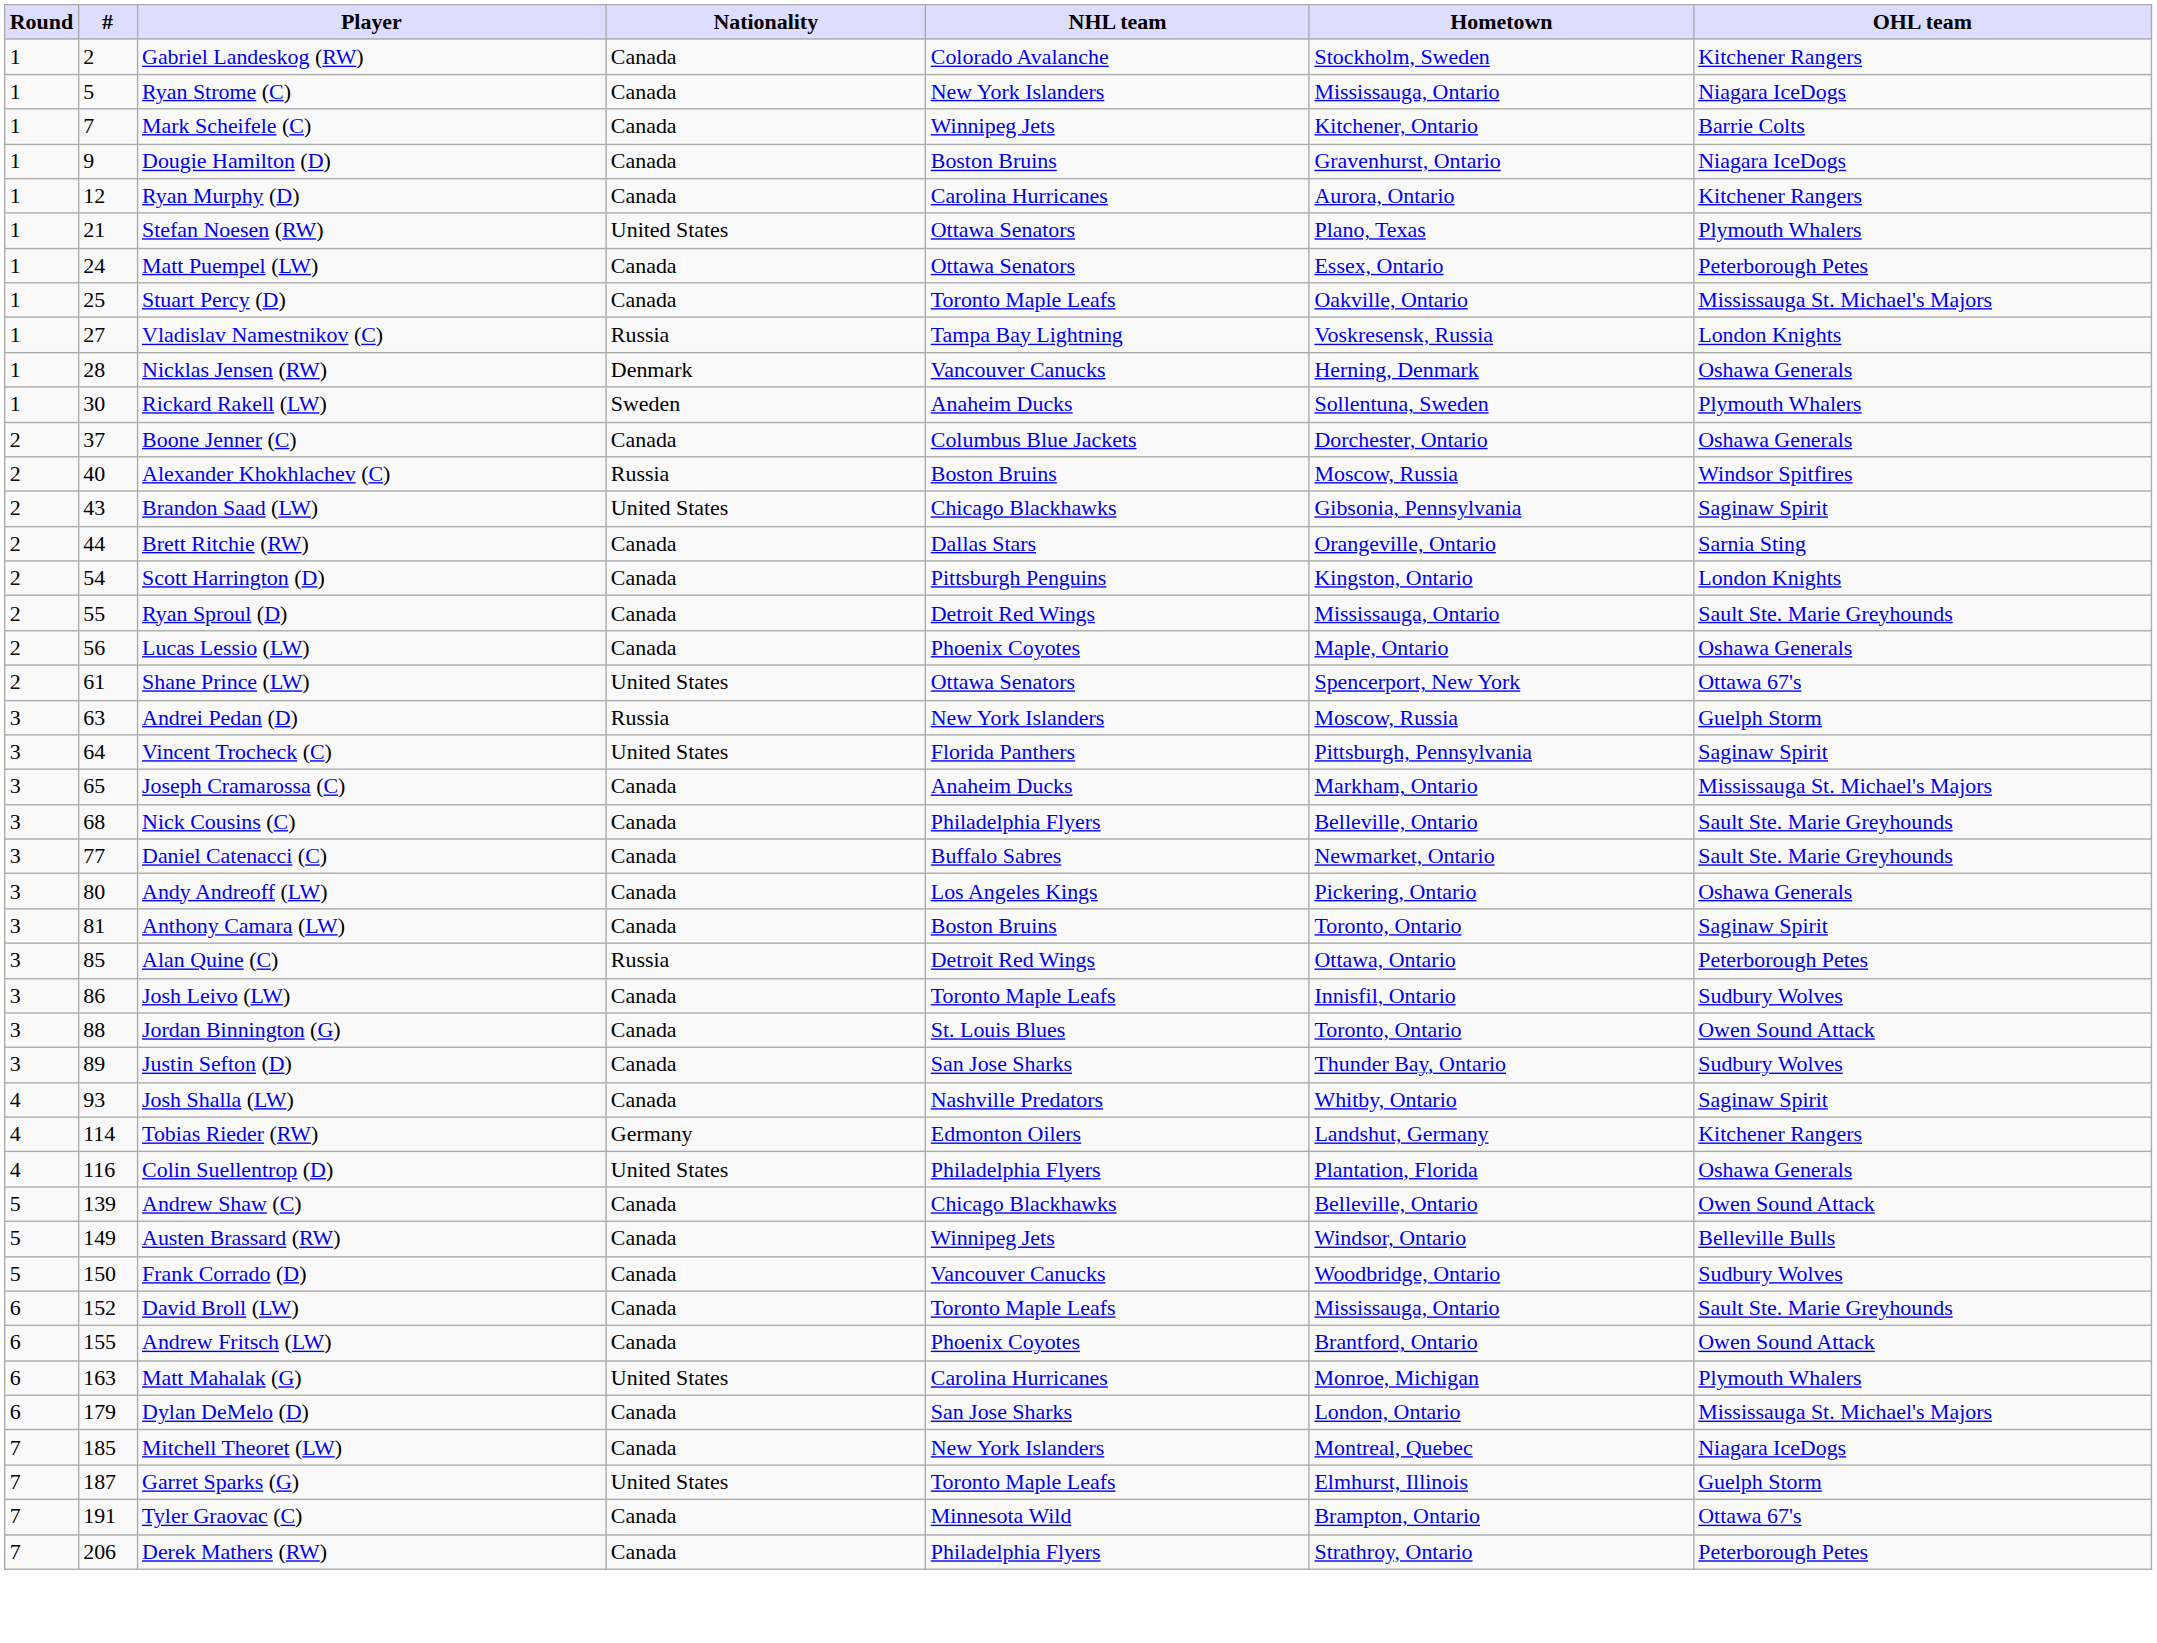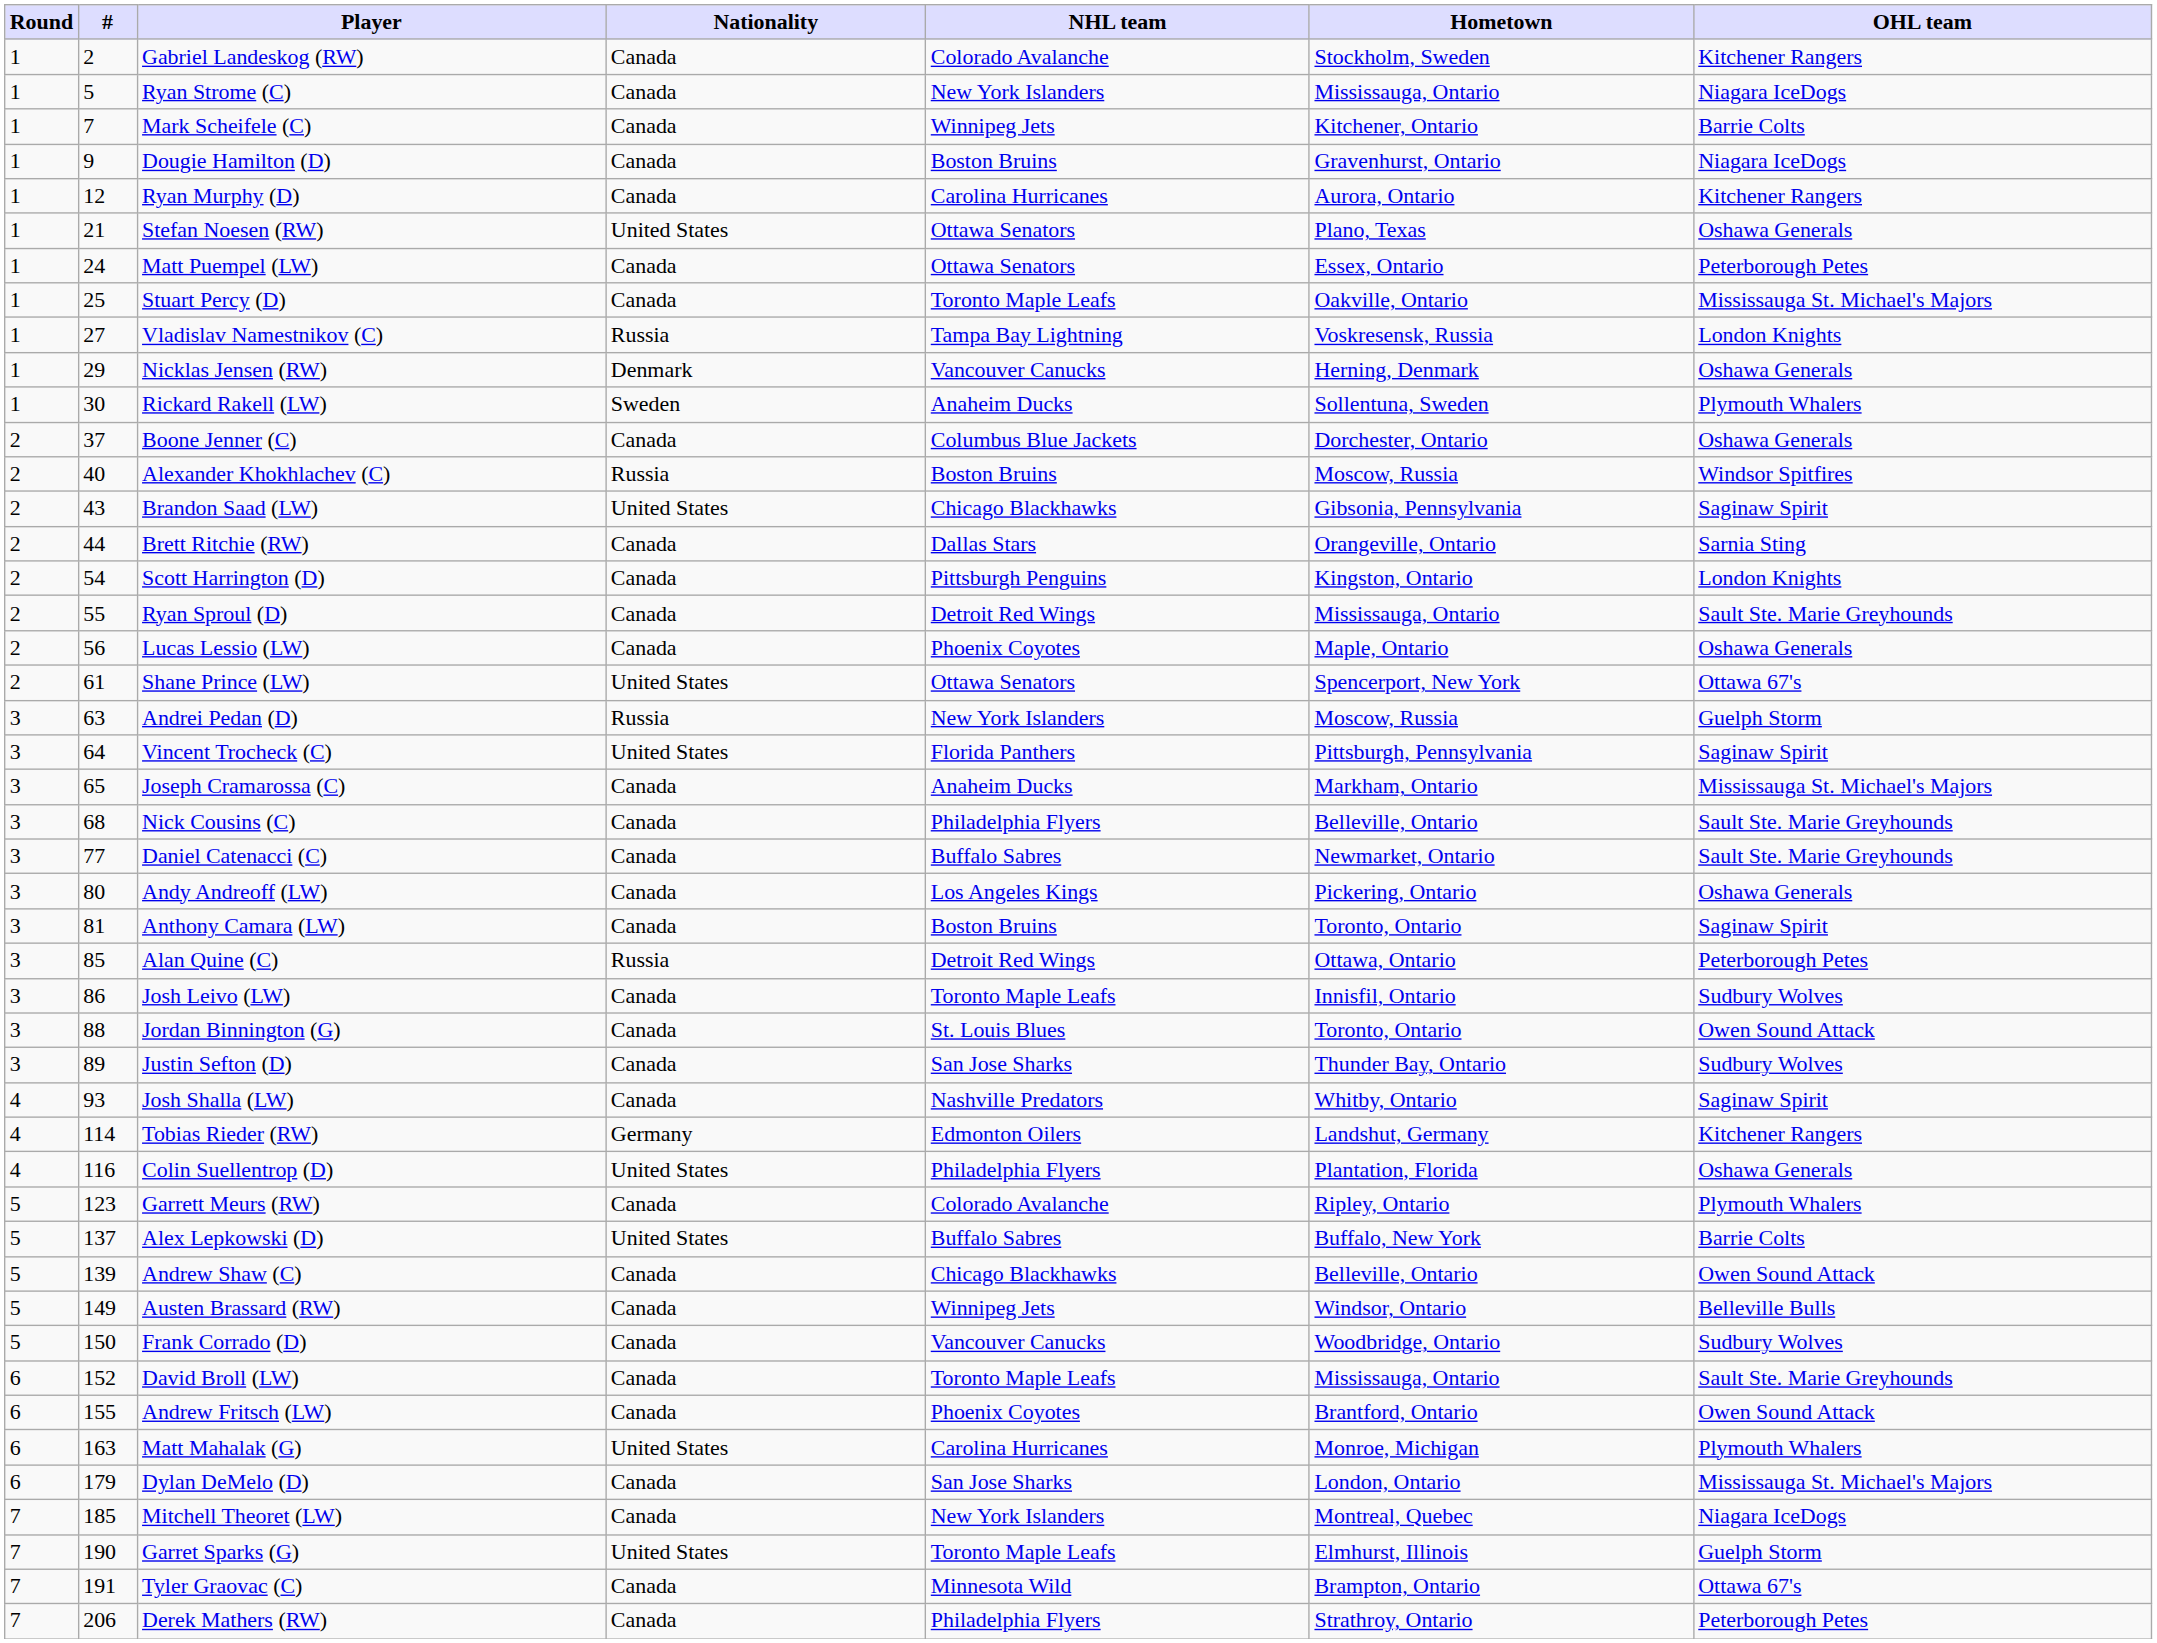(1780, 230) Plymouth Whalers -> (1775, 230) Oshawa Generals
(94, 369) 28 -> (94, 369) 29
+ row: (231, 1203)
+ row: (233, 1238)
(100, 1481) 187 -> (100, 1551) 190
